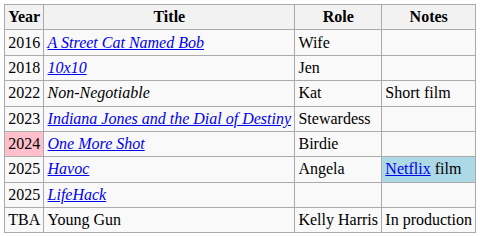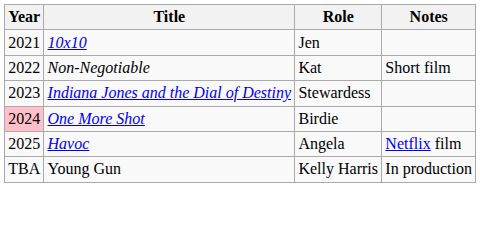- row: (126, 42)
(24, 67) 2018 -> (24, 42) 2021
(423, 169) lightblue background -> (423, 144) no background
- row: (77, 194)
